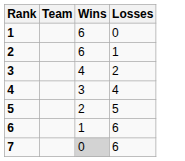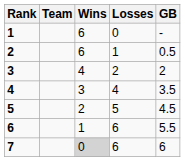+ column: (168, 14)
